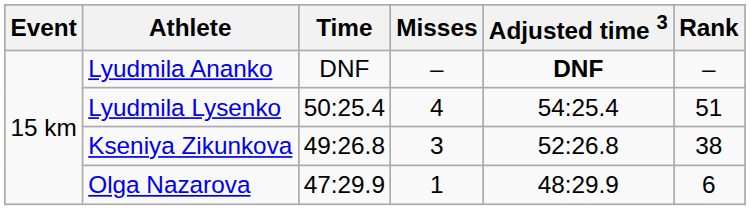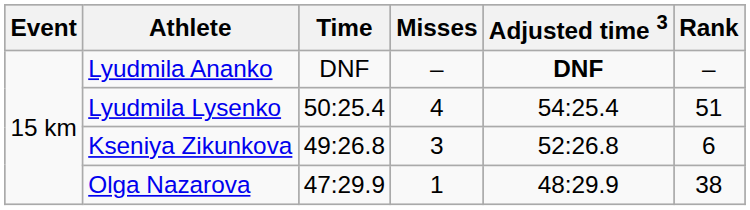(709, 146) 38 -> (709, 146) 6
(709, 185) 6 -> (709, 185) 38
